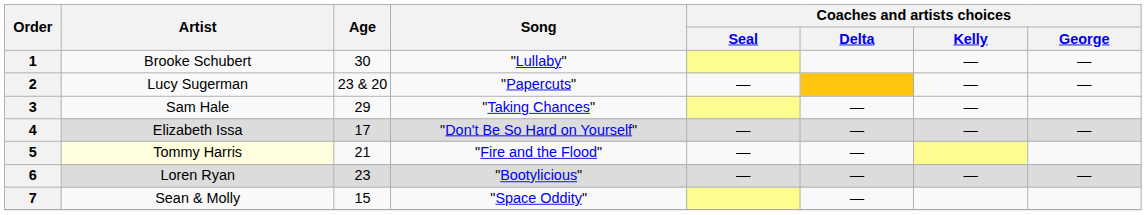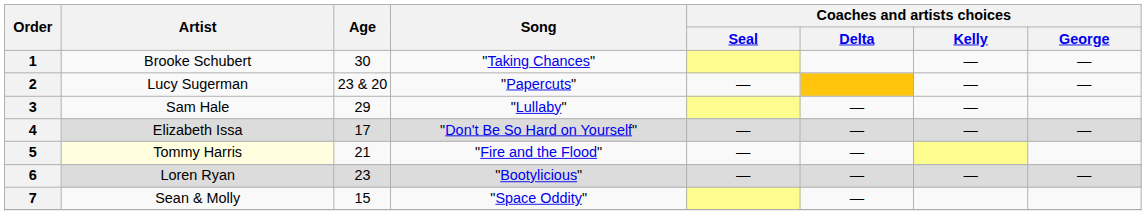(539, 61) "Lullaby" -> (539, 61) "Taking Chances"
(539, 107) "Taking Chances" -> (539, 107) "Lullaby"
